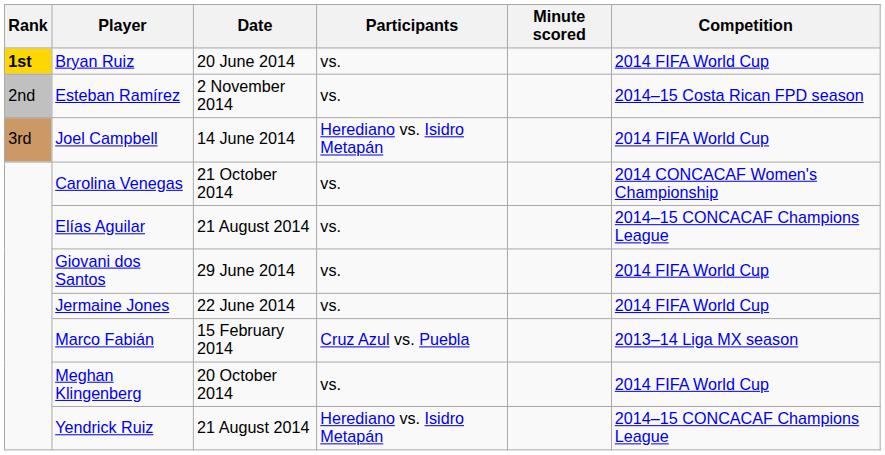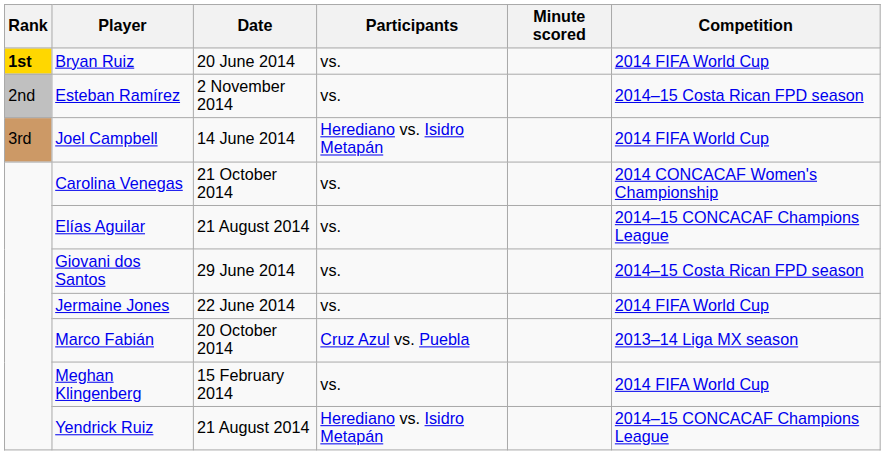(692, 271) 2014 FIFA World Cup -> (739, 271) 2014–15 Costa Rican FPD season
(241, 340) 15 February 2014 -> (237, 340) 20 October 2014
(237, 384) 20 October 2014 -> (241, 384) 15 February 2014
